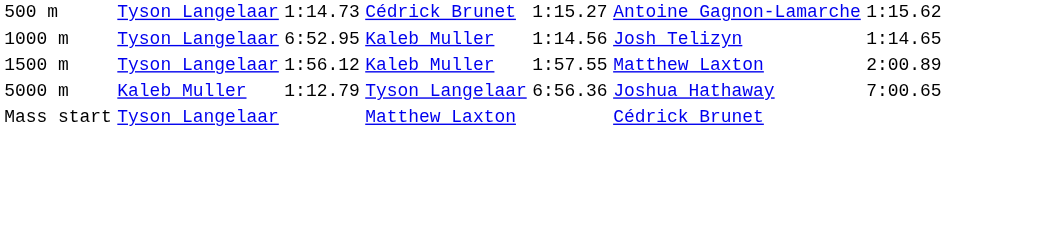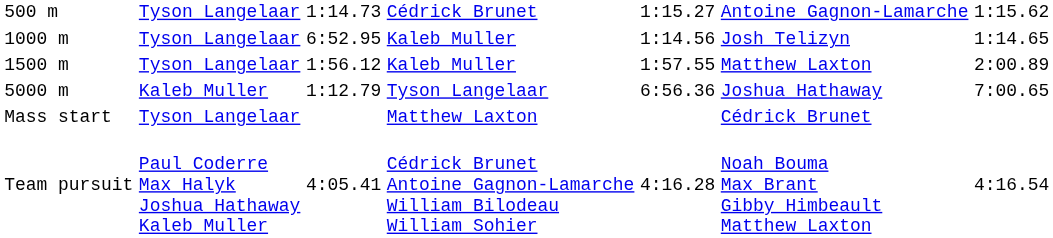+ row: (69, 185)
